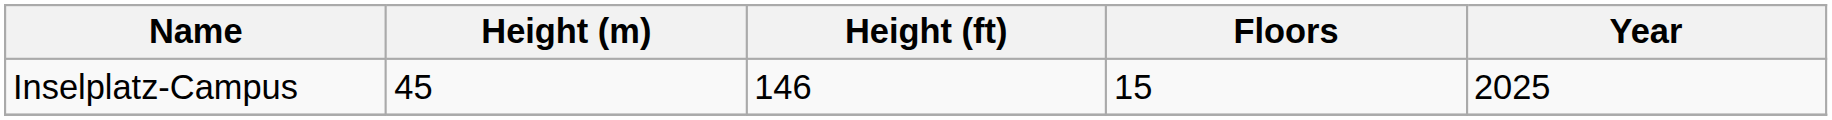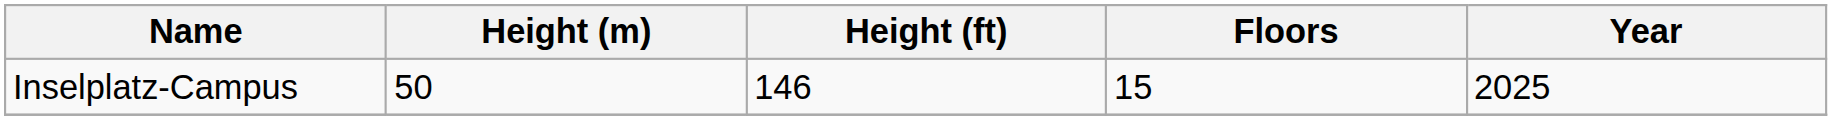(413, 86) 45 -> (413, 86) 50
